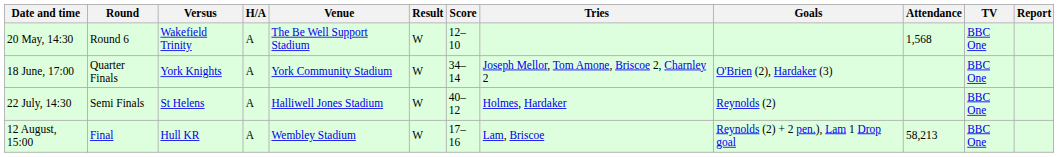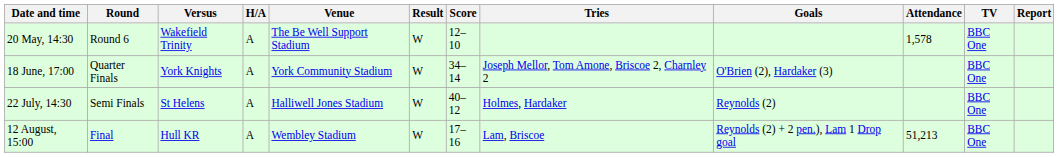(919, 39) 1,568 -> (919, 39) 1,578
(922, 135) 58,213 -> (922, 135) 51,213
